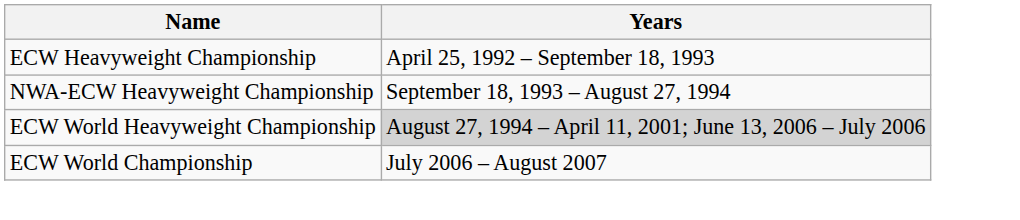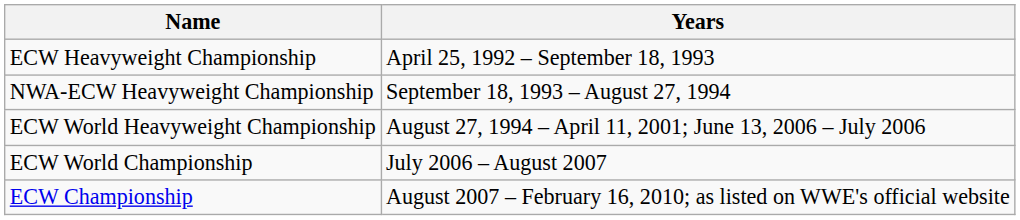(656, 127) lightgrey background -> (656, 127) no background
+ row: (101, 197)
